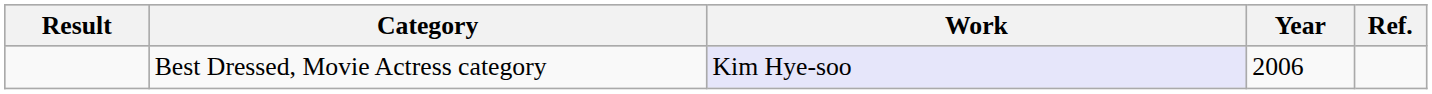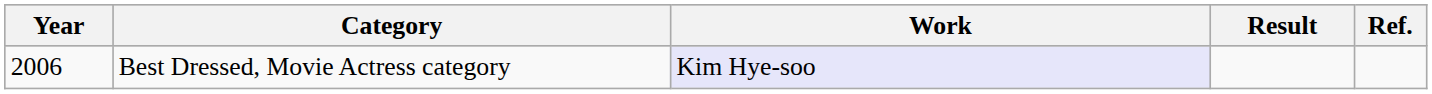columns swapped: (1300, 24) <-> (77, 24)
